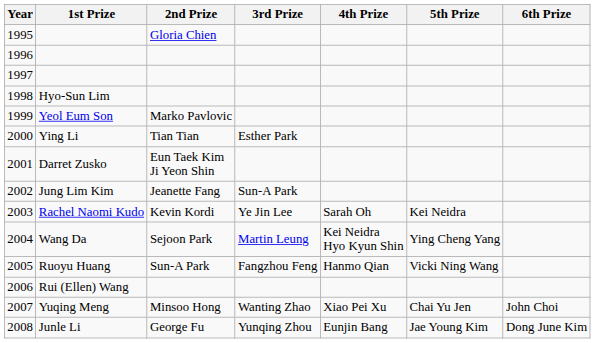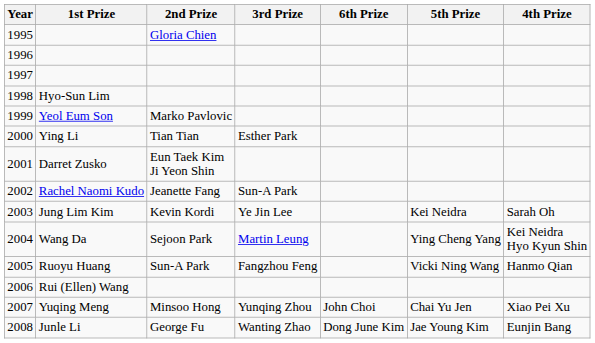columns swapped: (363, 14) <-> (547, 14)
(76, 191) Jung Lim Kim -> (91, 191) Rachel Naomi Kudo
(91, 211) Rachel Naomi Kudo -> (76, 211) Jung Lim Kim
(274, 307) Wanting Zhao -> (275, 307) Yunqing Zhou
(275, 327) Yunqing Zhou -> (274, 327) Wanting Zhao
